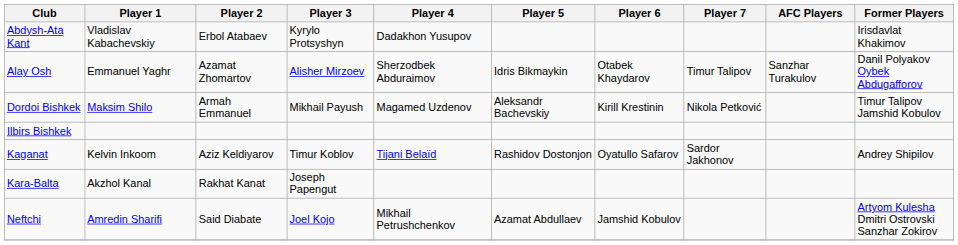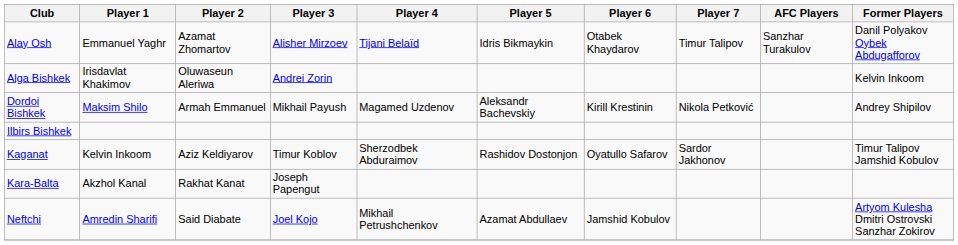- row: (35, 37)
(406, 72) Sherzodbek Abduraimov -> (389, 43) Tijani Belaïd
+ row: (39, 78)
(899, 108) Timur Talipov Jamshid Kobulov -> (893, 108) Andrey Shipilov
(406, 155) Tijani Belaïd -> (388, 155) Sherzodbek Abduraimov
(896, 155) Andrey Shipilov -> (897, 155) Timur Talipov Jamshid Kobulov
